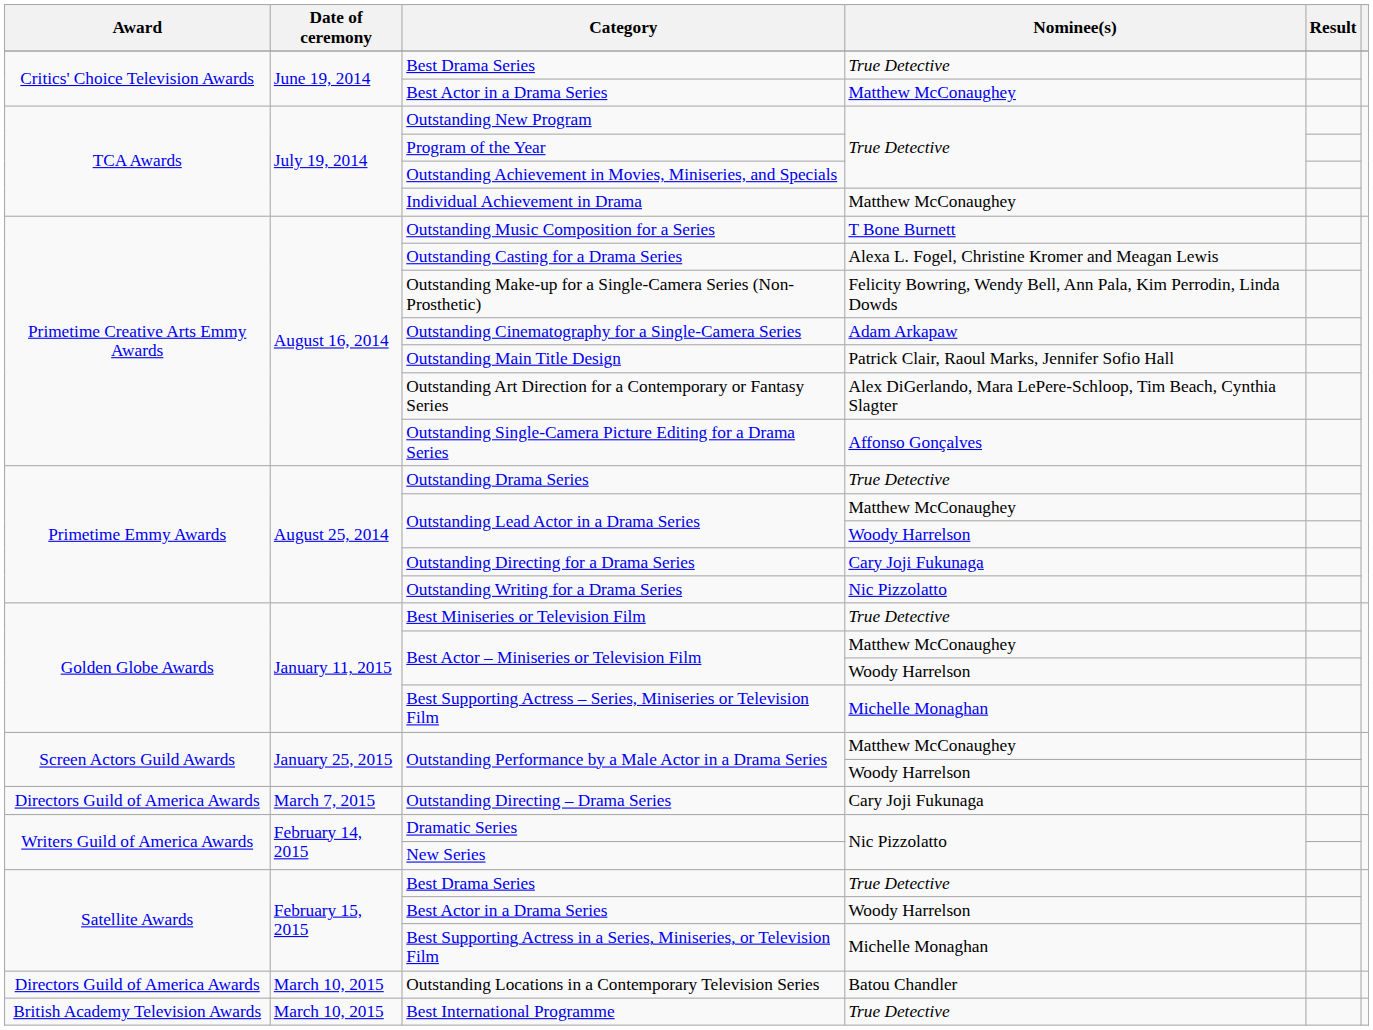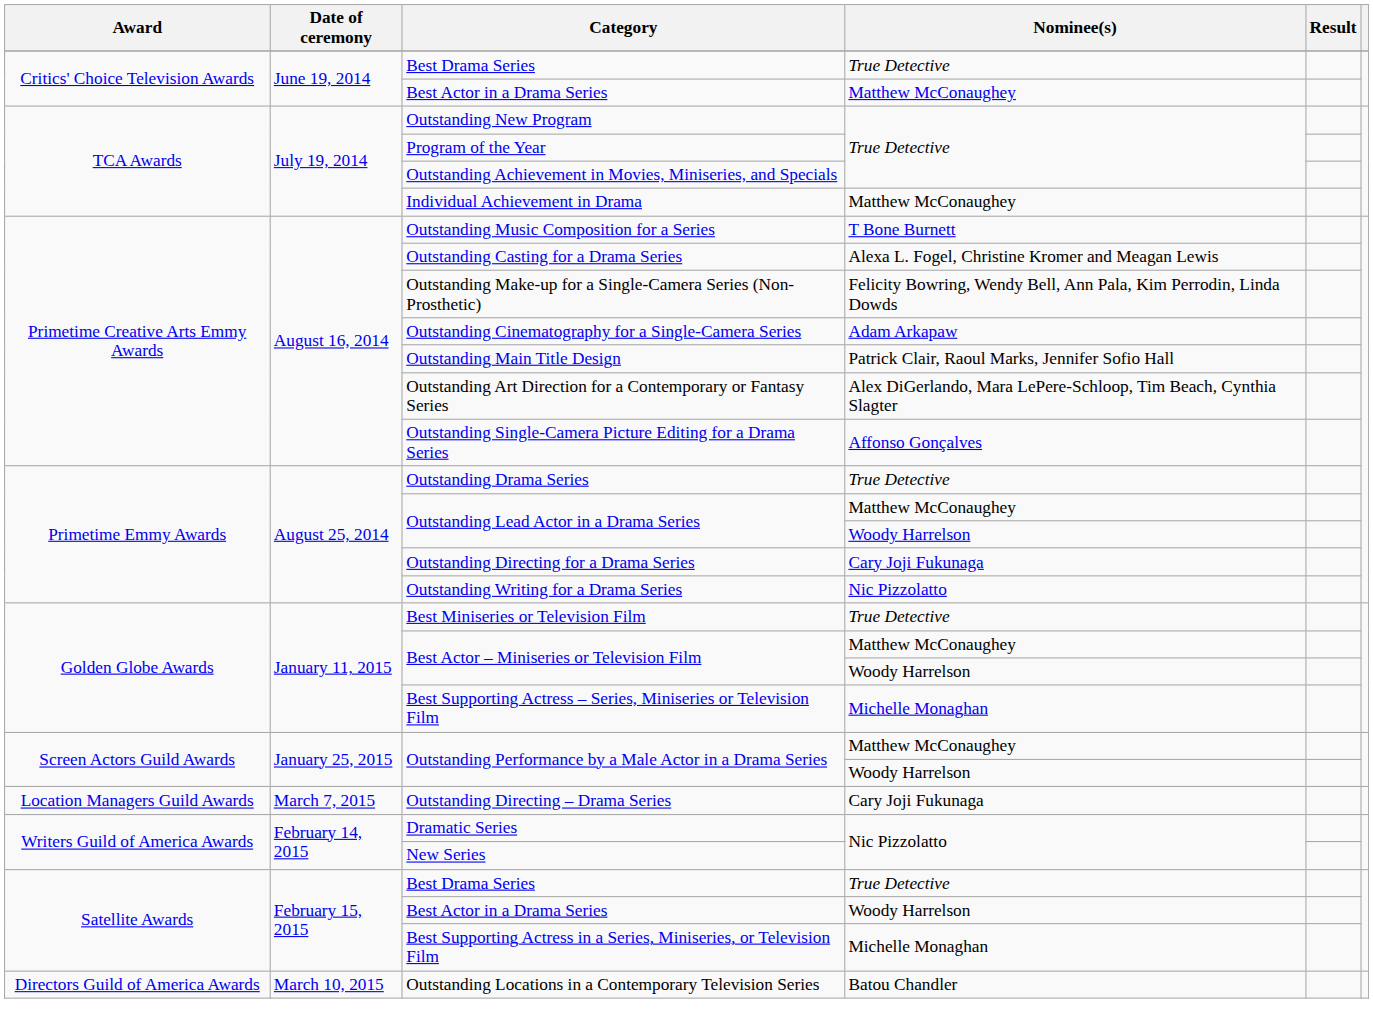(137, 800) Directors Guild of America Awards -> (137, 800) Location Managers Guild Awards
- row: (510, 1011)
